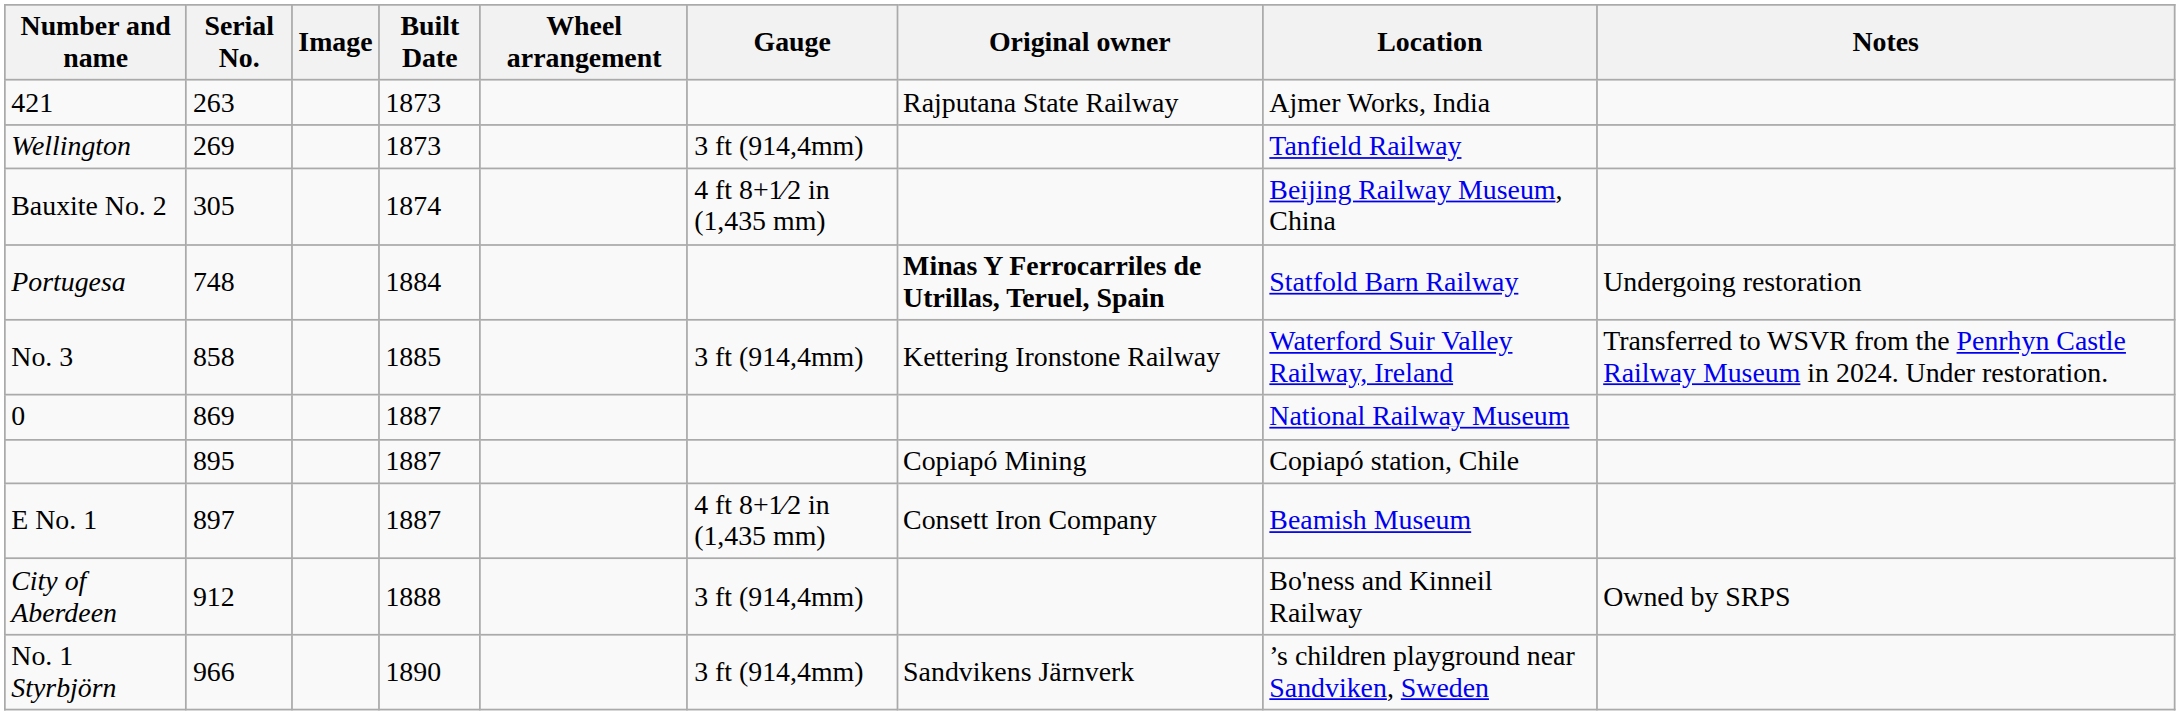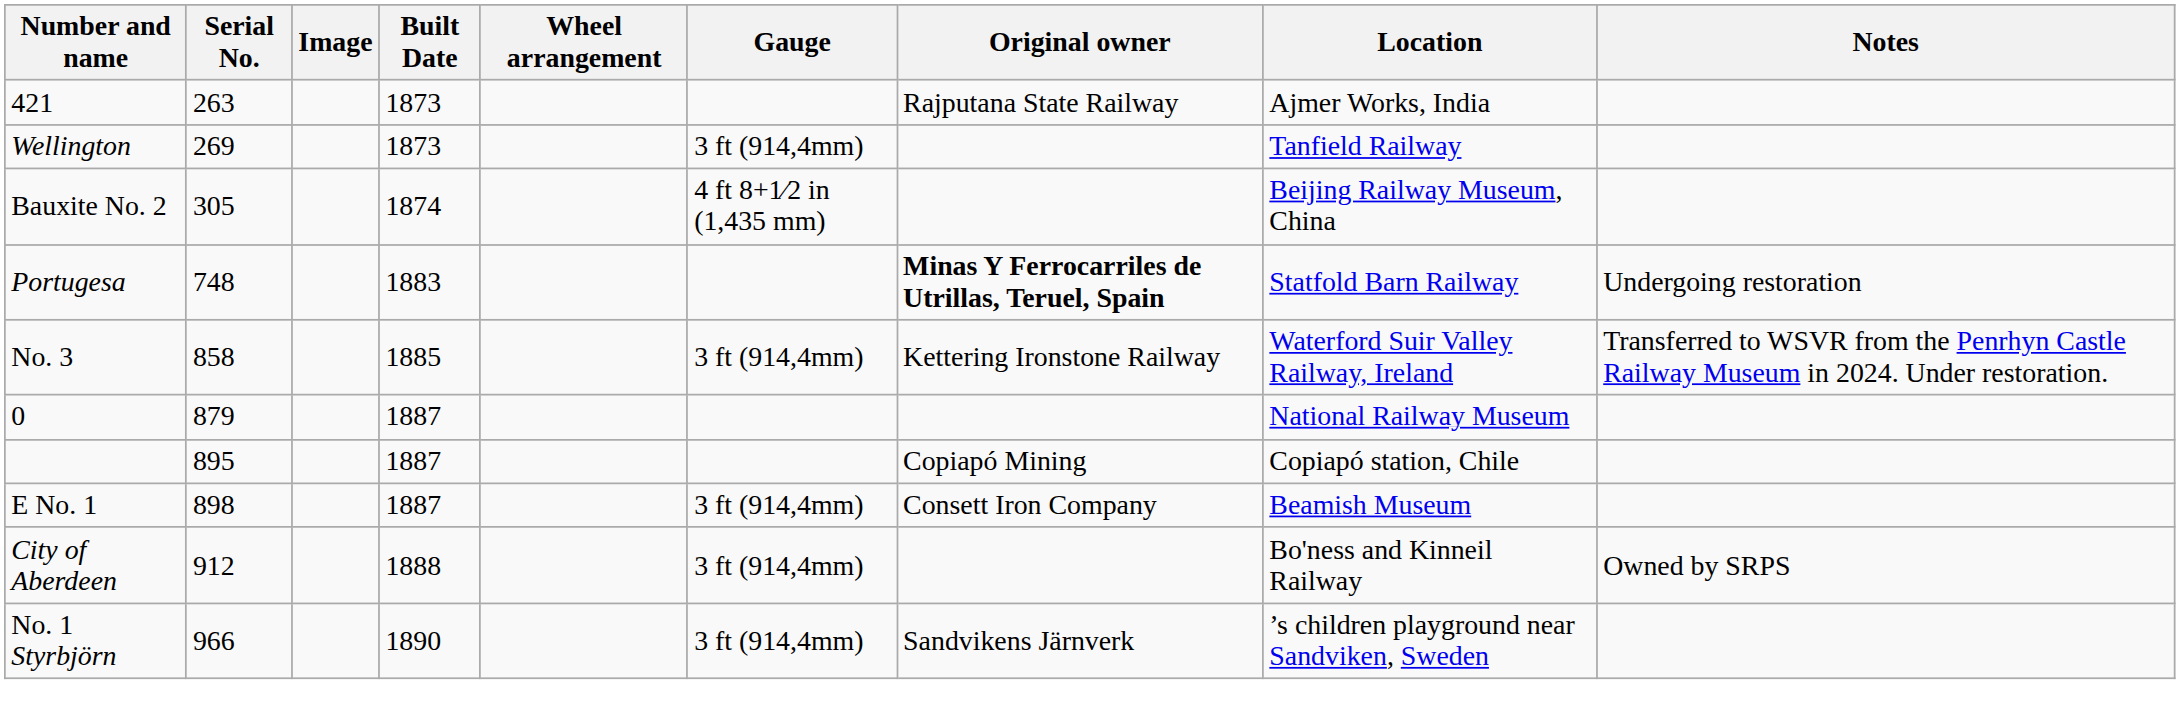(413, 281) 1884 -> (413, 281) 1883
(214, 416) 869 -> (214, 416) 879
(214, 520) 897 -> (214, 505) 898
(762, 520) 4 ft 8+1⁄2 in (1,435 mm) -> (779, 505) 3 ft (914,4mm)
